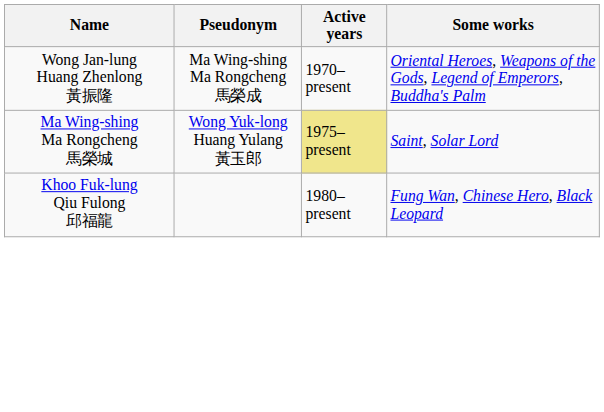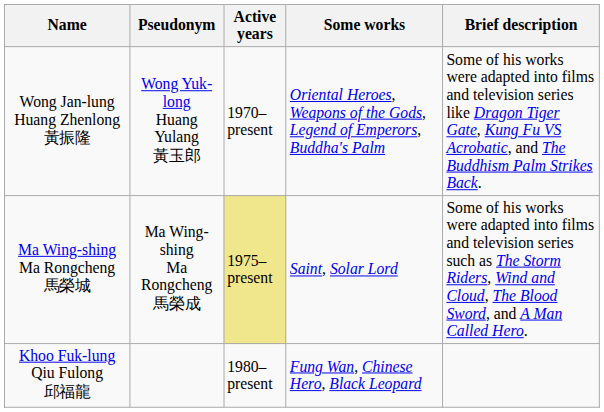+ column: (521, 25)
(238, 77) Ma Wing-shing Ma Rongcheng 馬榮成 -> (177, 120) Wong Yuk-long Huang Yulang 黃玉郎
(238, 140) Wong Yuk-long Huang Yulang 黃玉郎 -> (177, 268) Ma Wing-shing Ma Rongcheng 馬榮成
